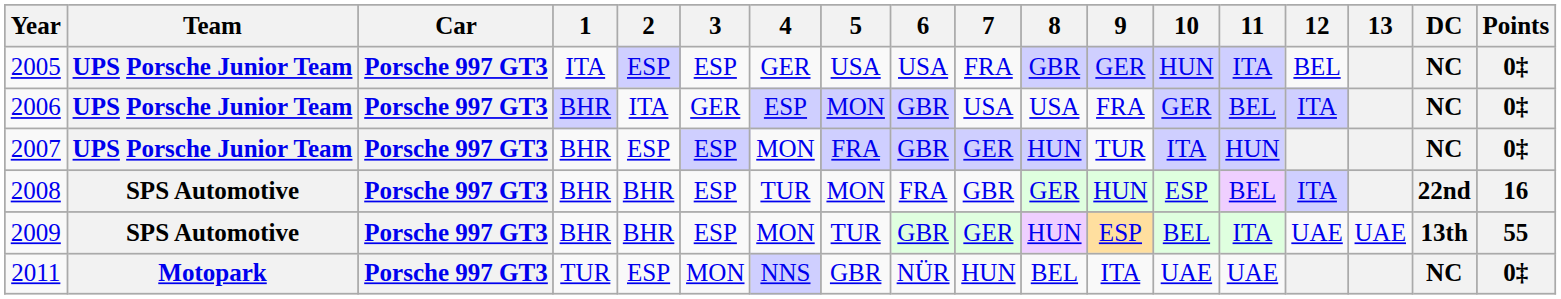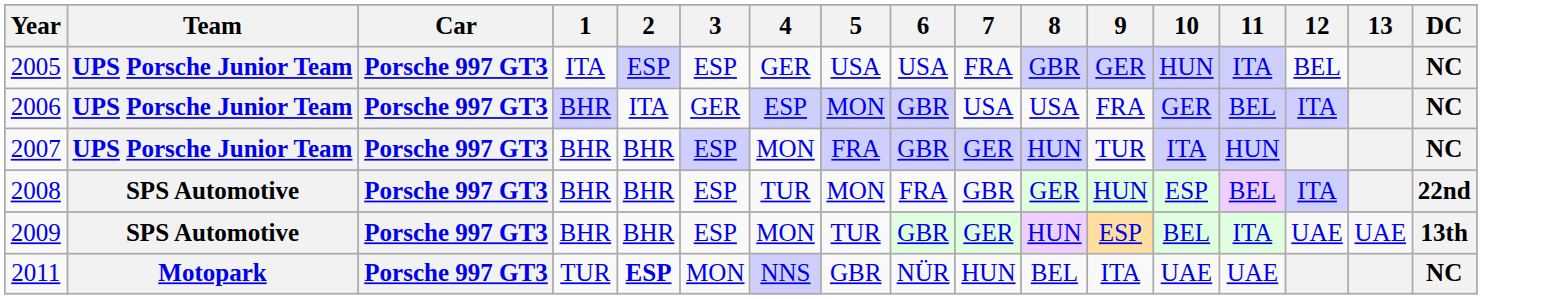- column: (1516, 25)
(649, 149) ESP -> (649, 149) BHR
(649, 273) normal -> (649, 273) bold
